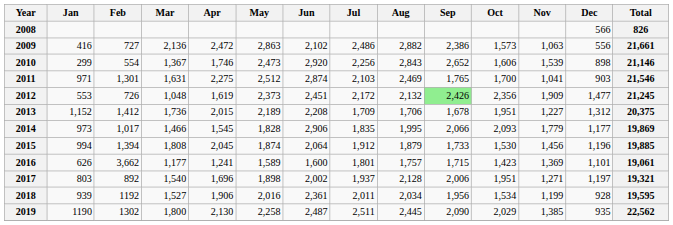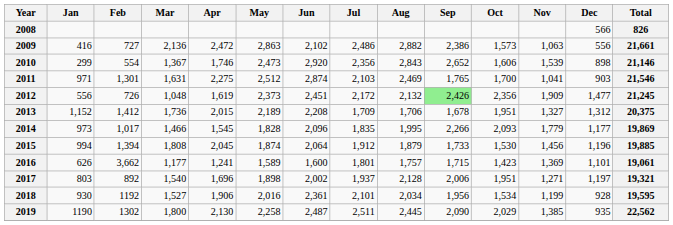(363, 63) 2,256 -> (363, 63) 2,356
(84, 96) 553 -> (84, 96) 556
(552, 112) 1,227 -> (552, 112) 1,327
(316, 129) 2,906 -> (316, 129) 2,096
(458, 129) 2,066 -> (458, 129) 2,266
(84, 196) 939 -> (84, 196) 930
(364, 196) 2,011 -> (363, 196) 2,101
